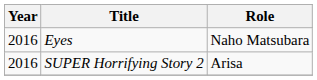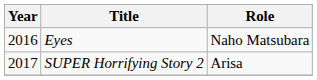(23, 63) 2016 -> (23, 63) 2017
